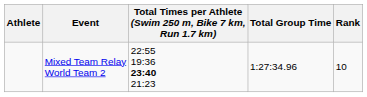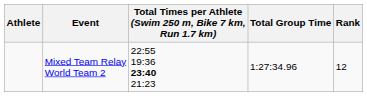(341, 67) 10 -> (341, 67) 12
